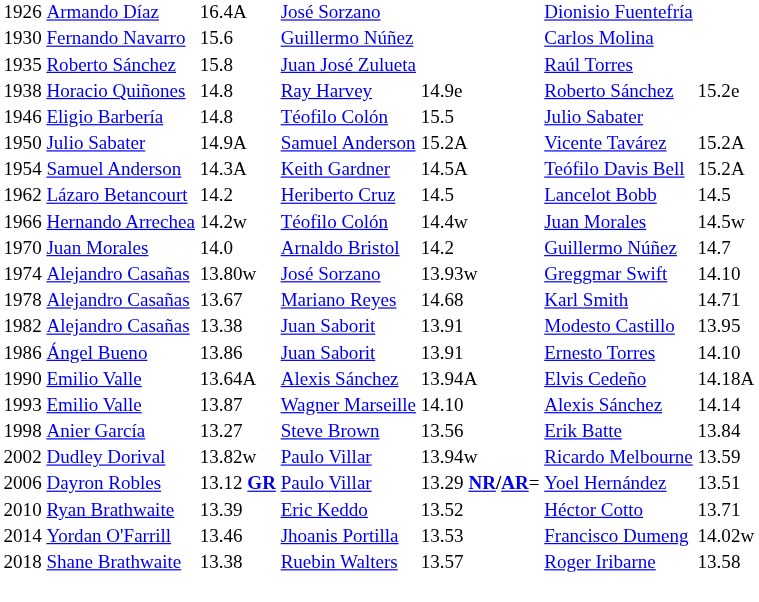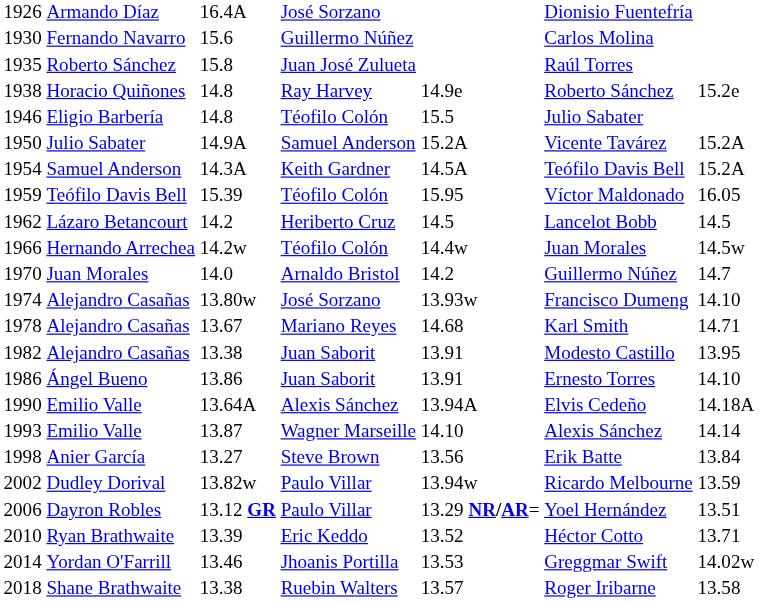+ row: (23, 195)
(606, 273) Greggmar Swift -> (616, 300) Francisco Dumeng
(616, 535) Francisco Dumeng -> (606, 561) Greggmar Swift
